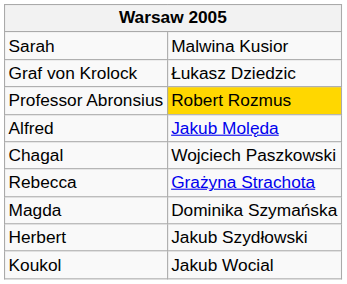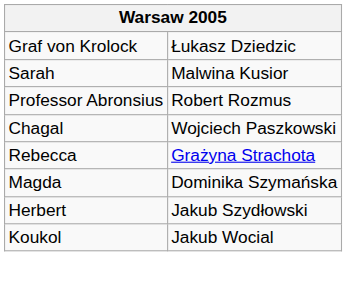rows swapped: (73, 73) <-> (32, 45)
(231, 100) gold background -> (231, 100) no background
- row: (31, 127)
